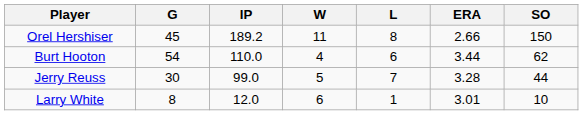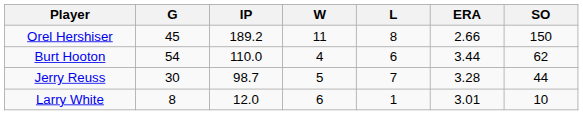(246, 78) 99.0 -> (246, 78) 98.7
